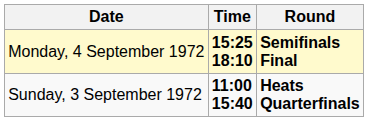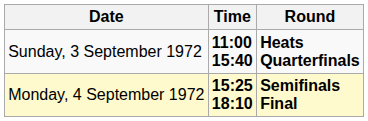rows swapped: (105, 94) <-> (106, 51)
